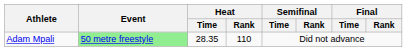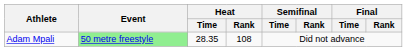(244, 40) 110 -> (244, 40) 108
